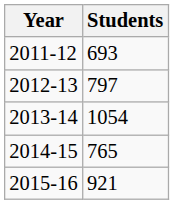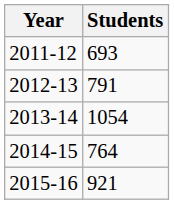(102, 85) 797 -> (102, 85) 791
(102, 150) 765 -> (102, 150) 764
